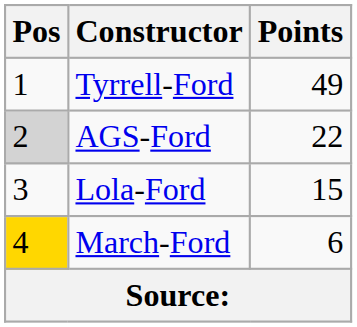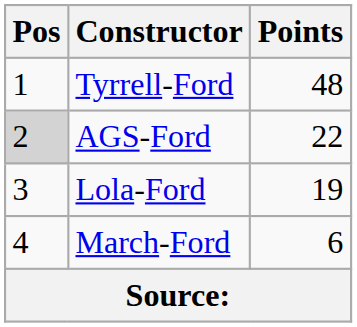(327, 84) 49 -> (327, 84) 48
(327, 189) 15 -> (327, 189) 19
(21, 242) gold background -> (21, 242) no background
